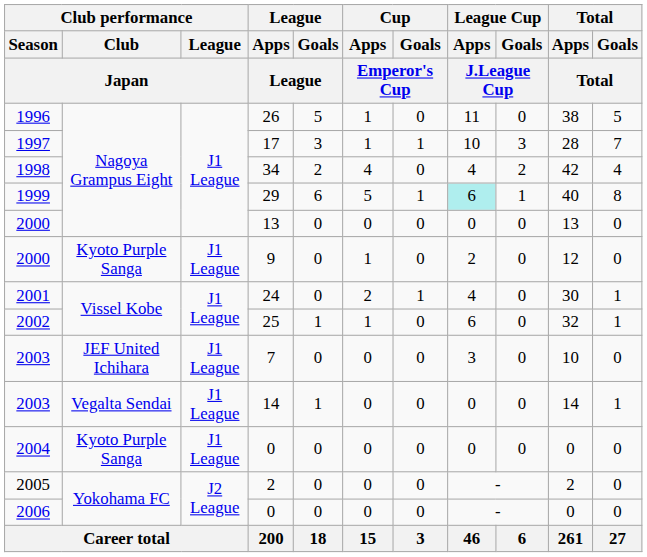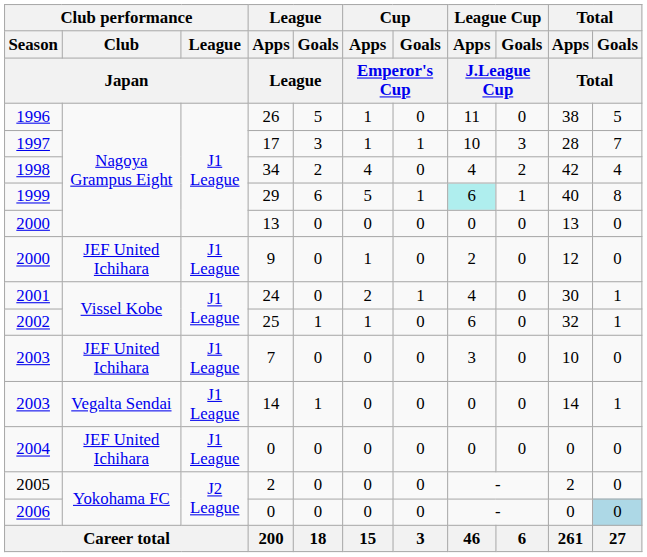(121, 259) Kyoto Purple Sanga -> (121, 259) JEF United Ichihara
(121, 449) Kyoto Purple Sanga -> (121, 449) JEF United Ichihara
(617, 511) no background -> (617, 511) lightblue background
